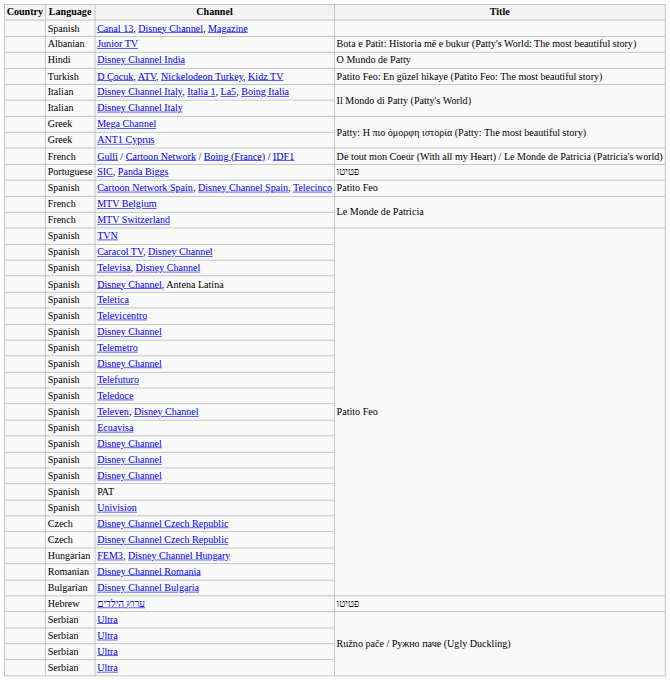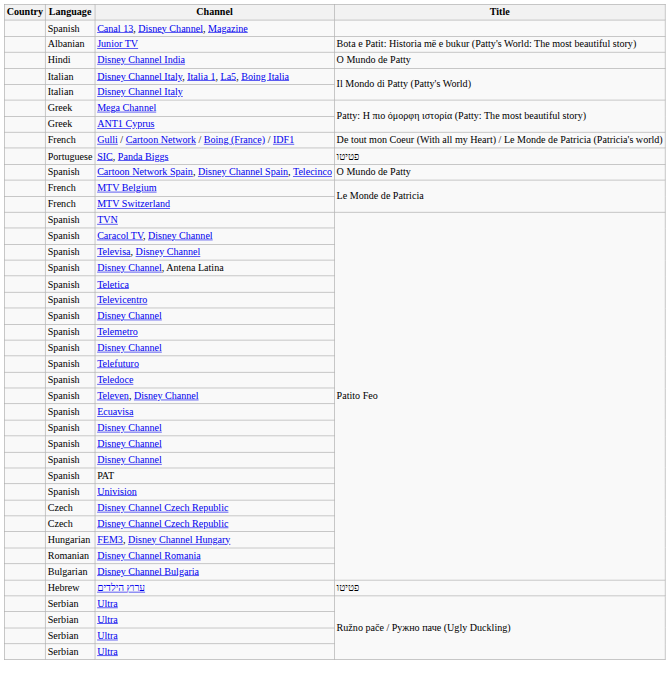- row: (63, 76)
(357, 188) Patito Feo -> (374, 172) O Mundo de Patty
